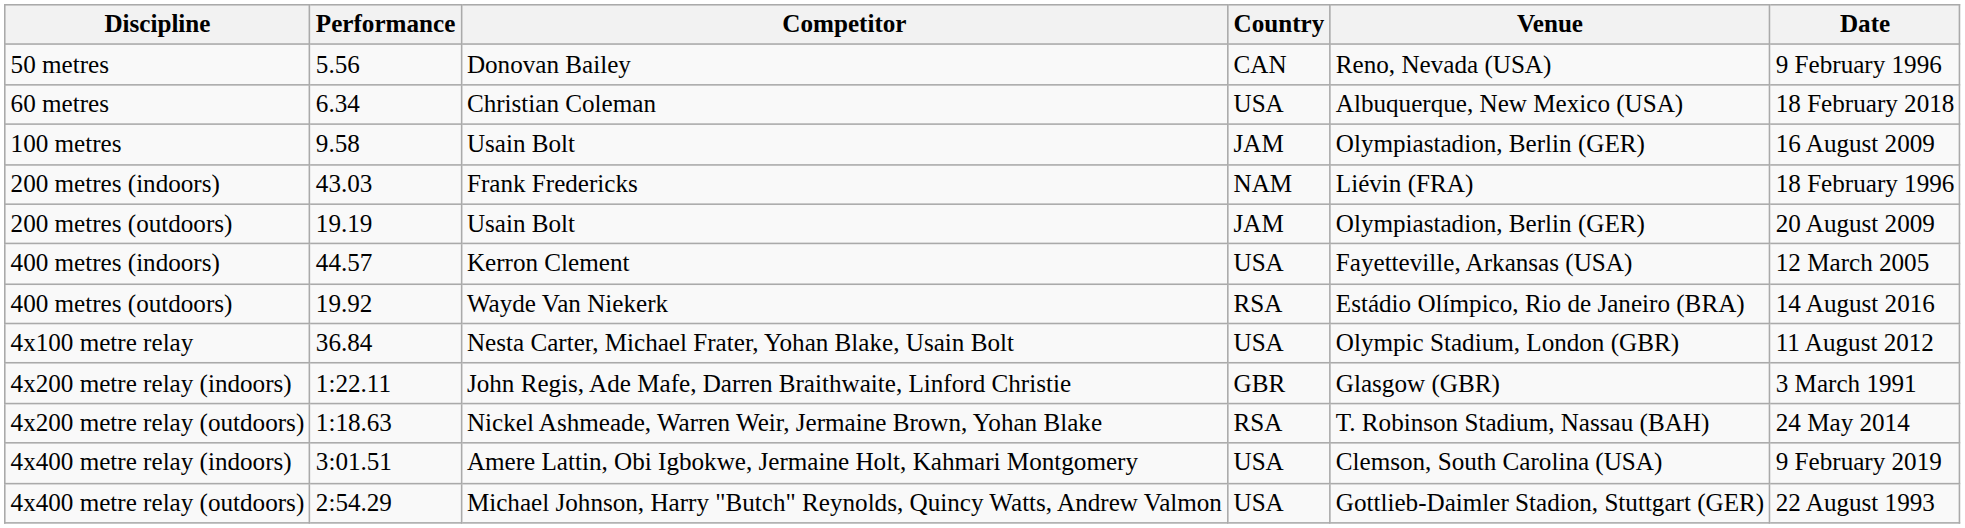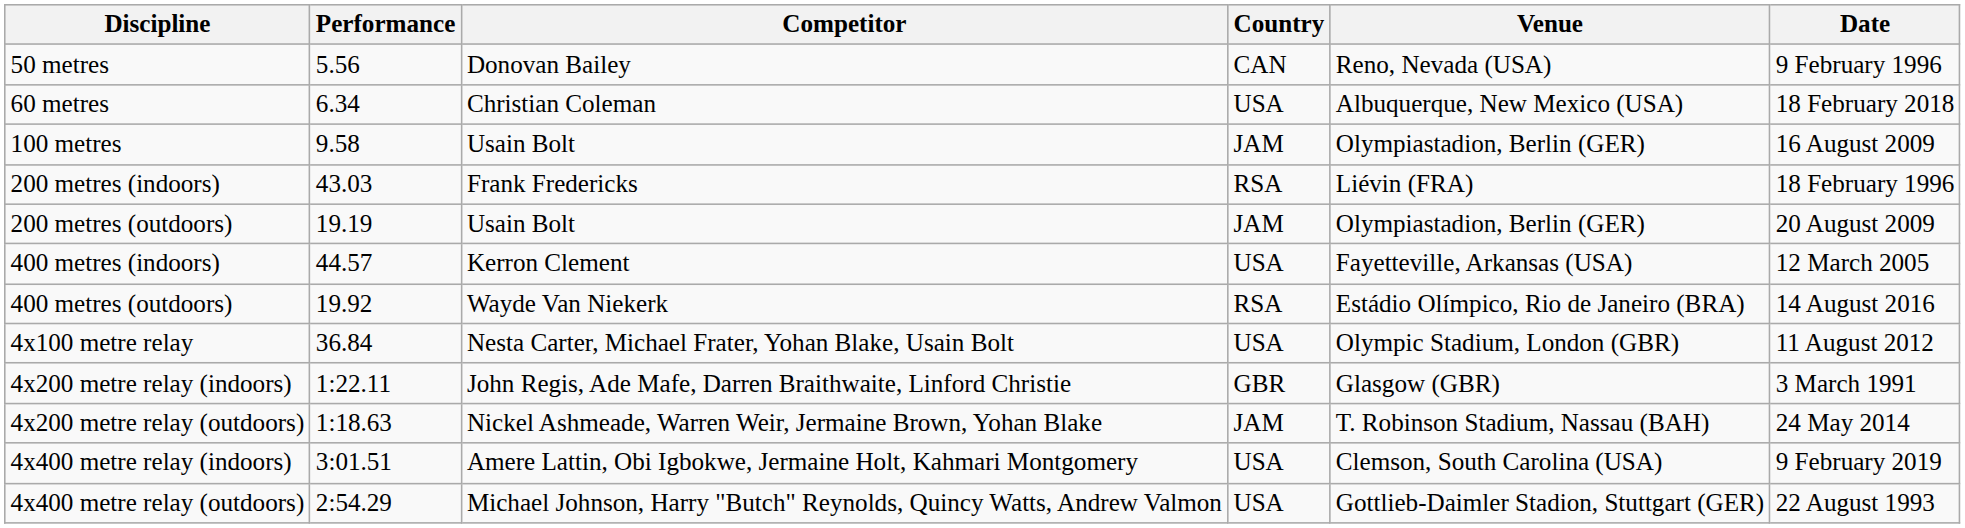(1263, 183) NAM -> (1258, 183) RSA
(1258, 422) RSA -> (1259, 422) JAM
